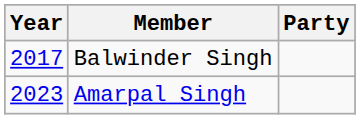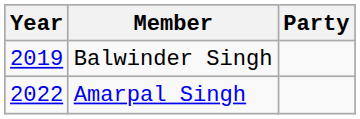(37, 59) 2017 -> (37, 59) 2019
(37, 95) 2023 -> (37, 95) 2022
